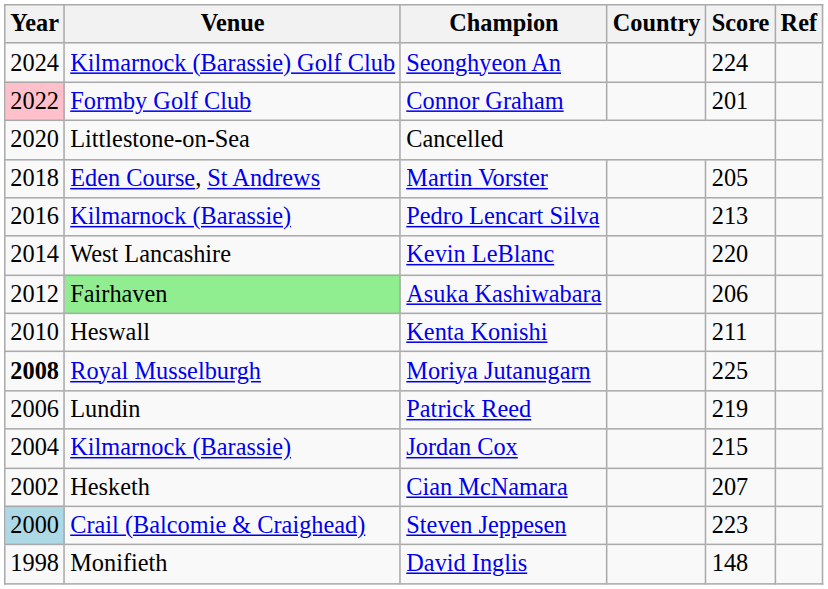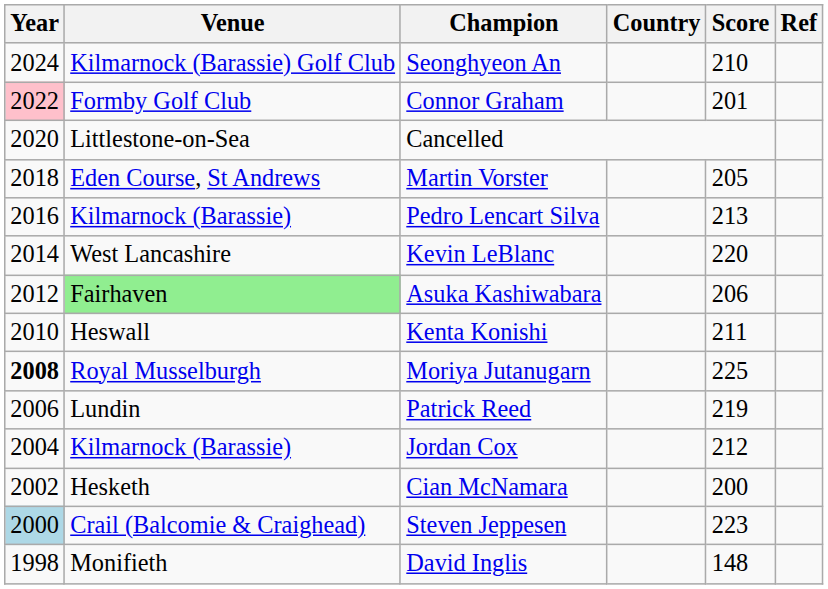(730, 62) 224 -> (730, 62) 210
(730, 448) 215 -> (730, 448) 212
(730, 486) 207 -> (730, 486) 200
